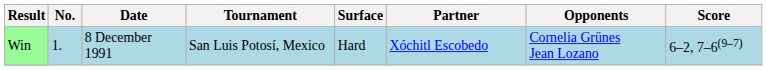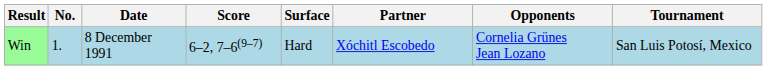columns swapped: (260, 15) <-> (714, 15)
